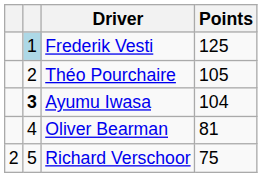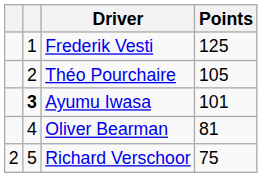(32, 46) lightblue background -> (32, 46) no background
(214, 102) 104 -> (214, 102) 101
